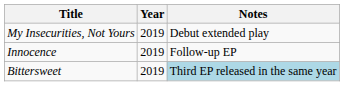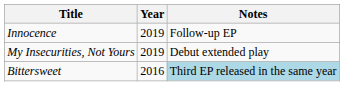rows swapped: (71, 33) <-> (32, 52)
(152, 71) 2019 -> (152, 71) 2016
